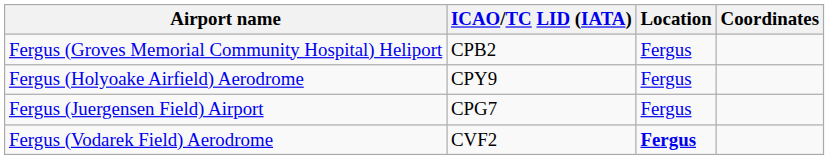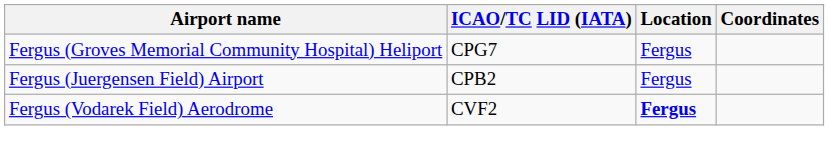(474, 49) CPB2 -> (474, 49) CPG7
- row: (156, 79)
(474, 109) CPG7 -> (474, 79) CPB2
